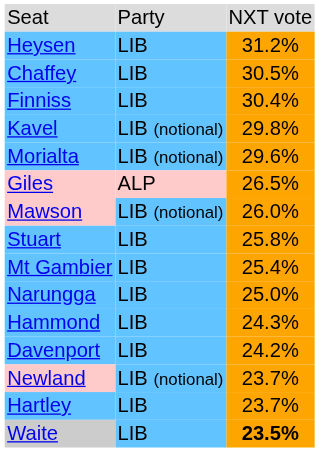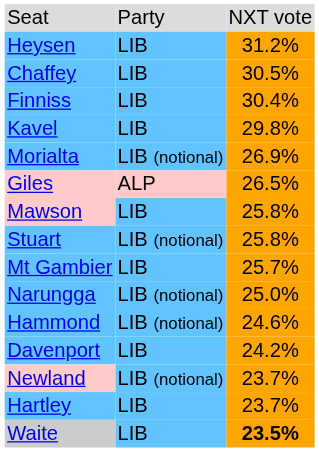(170, 128) LIB (notional) -> (133, 128) LIB
(270, 156) 29.6% -> (270, 156) 26.9%
(170, 211) LIB (notional) -> (133, 211) LIB
(270, 211) 26.0% -> (270, 211) 25.8%
(133, 239) LIB -> (170, 239) LIB (notional)
(270, 267) 25.4% -> (270, 267) 25.7%
(133, 294) LIB -> (170, 294) LIB (notional)
(133, 322) LIB -> (170, 322) LIB (notional)
(270, 322) 24.3% -> (270, 322) 24.6%
